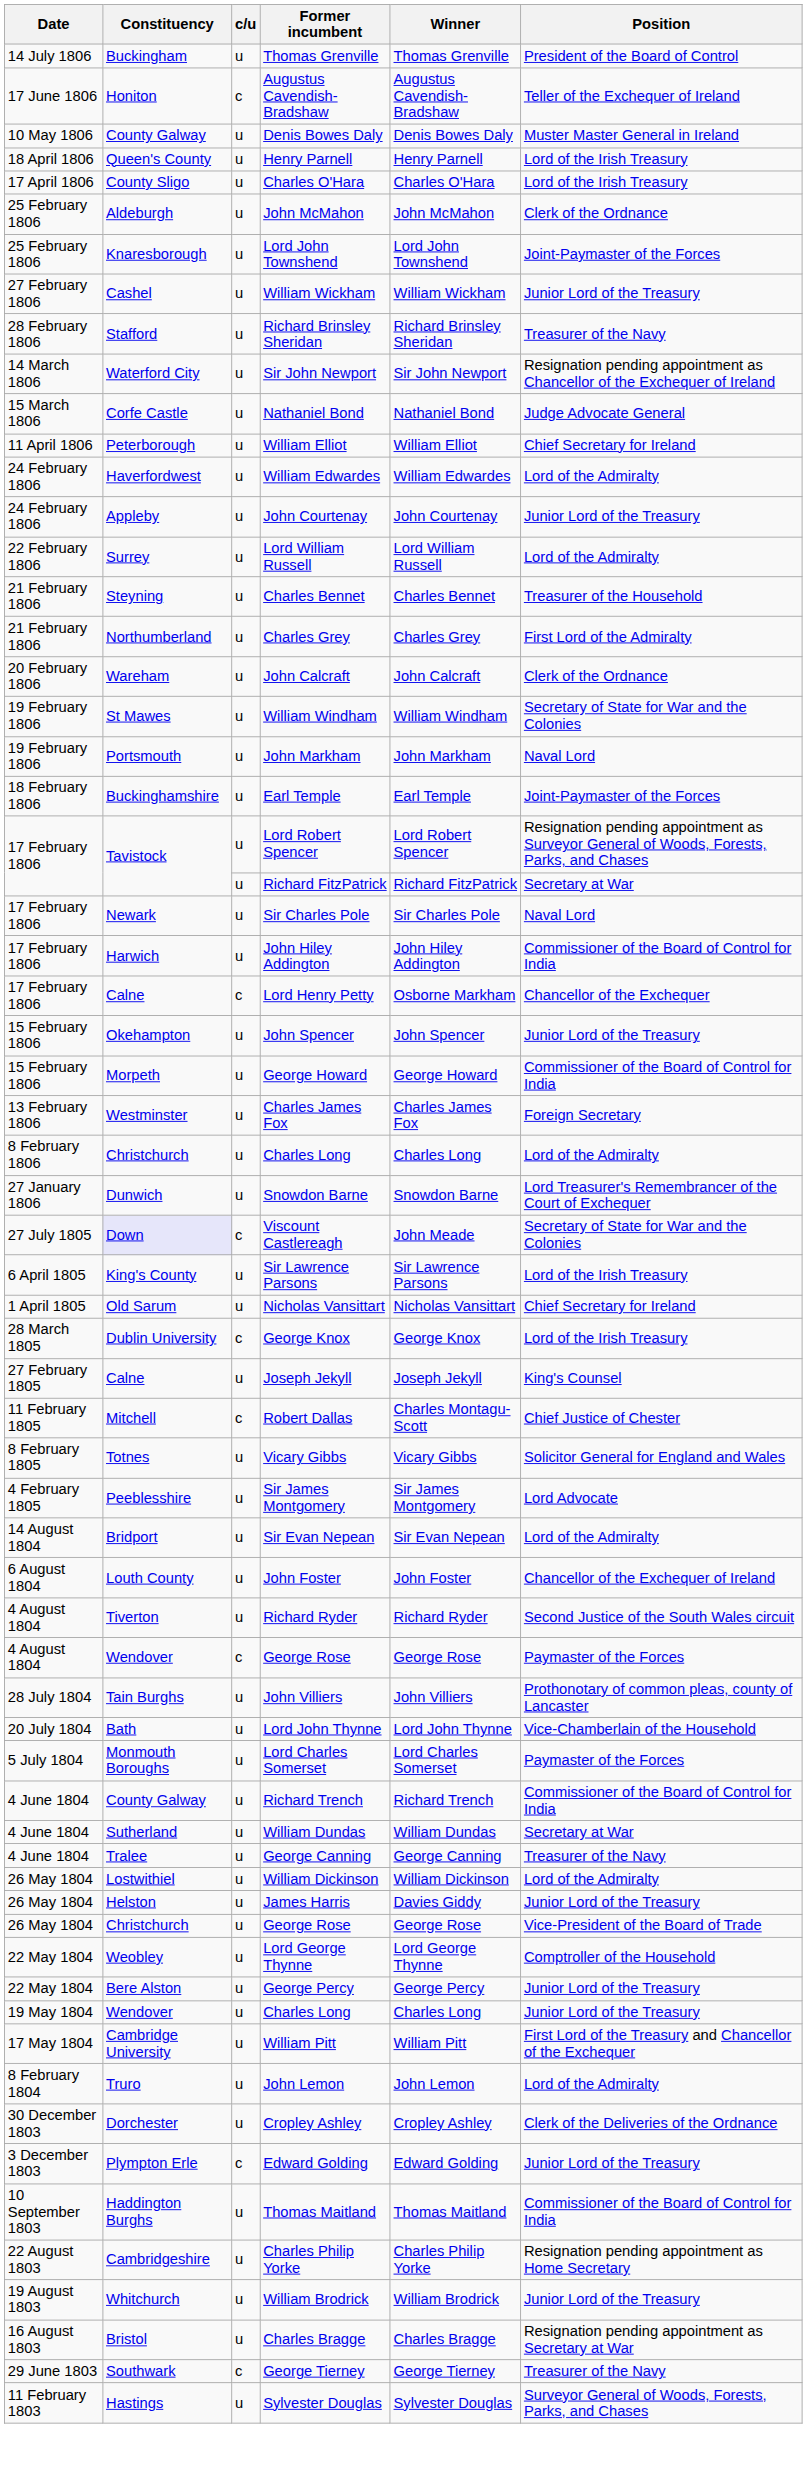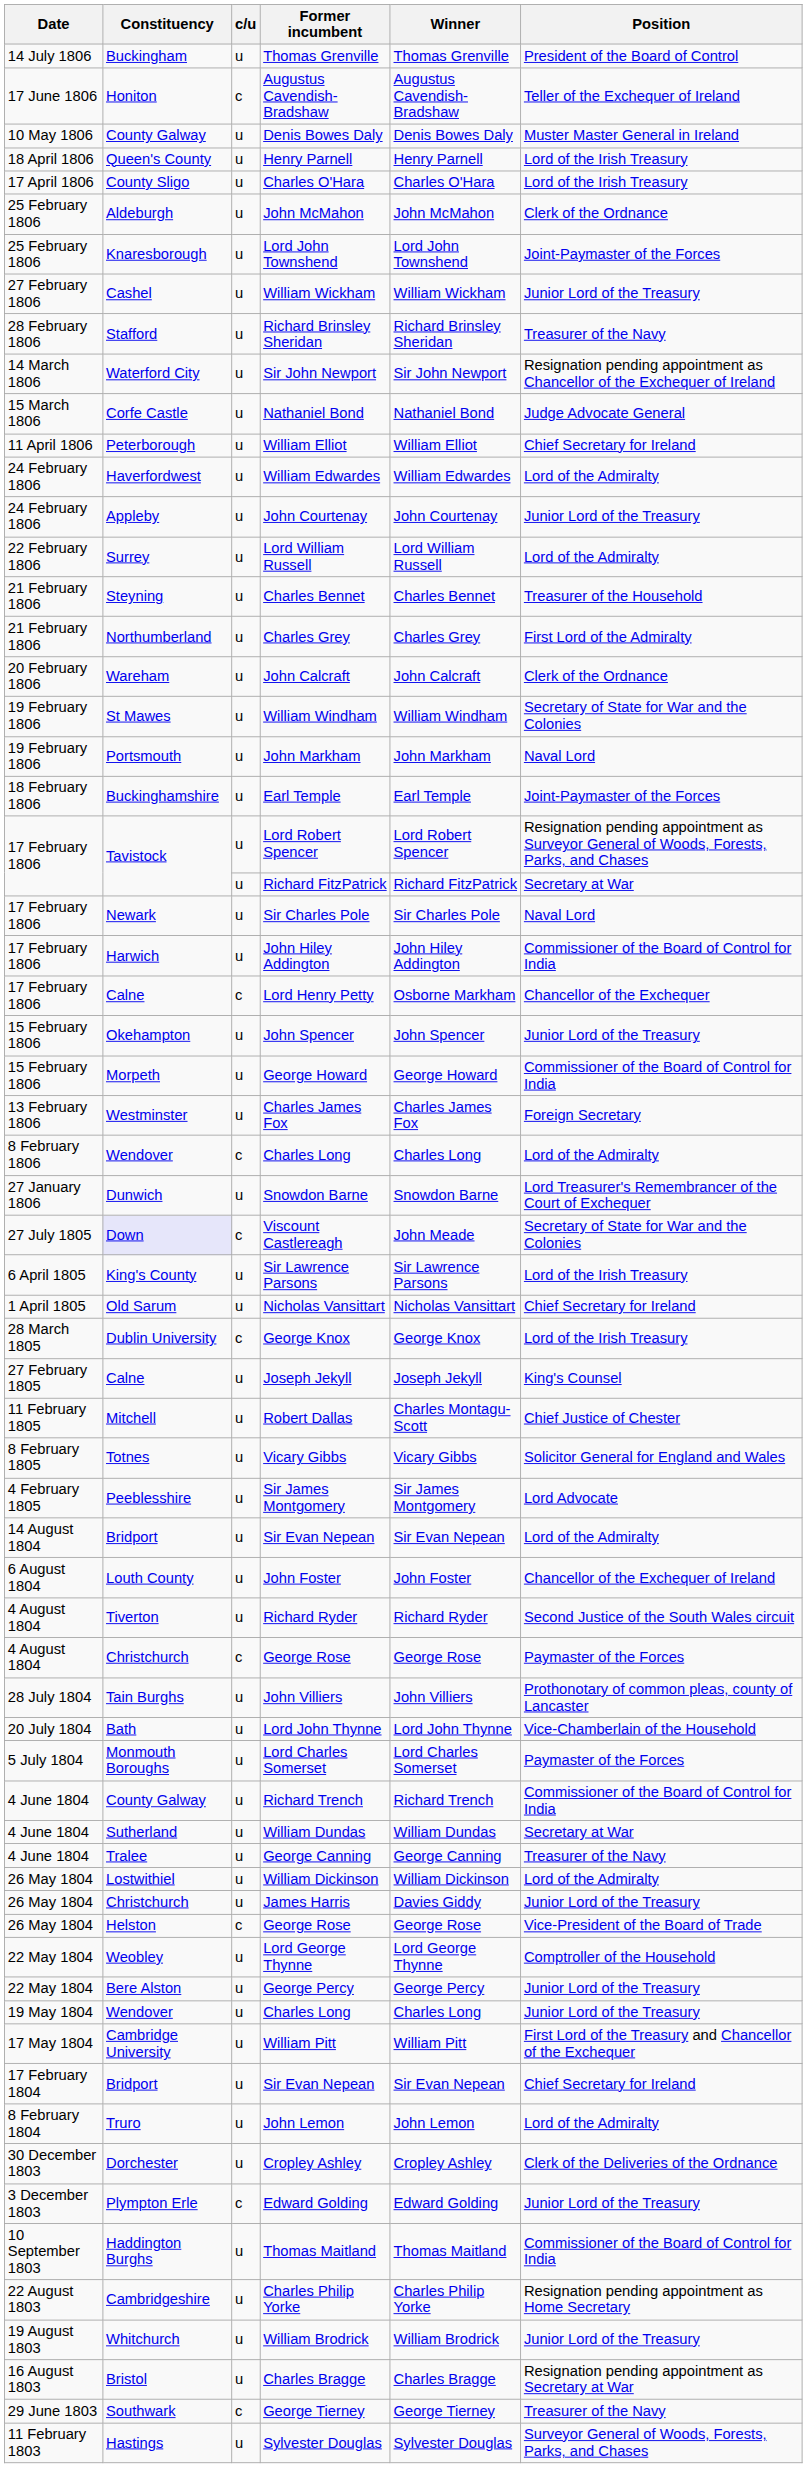(147, 1155) Christchurch -> (139, 1155) Wendover
(239, 1155) u -> (239, 1155) c
(239, 1418) c -> (239, 1418) u
(139, 1657) Wendover -> (147, 1657) Christchurch
(131, 1902) Helston -> (147, 1902) Christchurch
(147, 1925) Christchurch -> (131, 1925) Helston
(239, 1925) u -> (239, 1925) c
+ row: (48, 2083)
